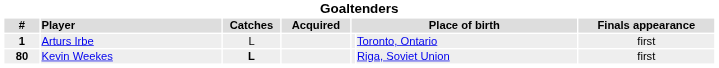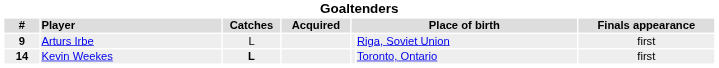(22, 41) 1 -> (22, 41) 9
(397, 41) Toronto, Ontario -> (403, 41) Riga, Soviet Union
(22, 56) 80 -> (22, 56) 14
(403, 56) Riga, Soviet Union -> (397, 56) Toronto, Ontario
